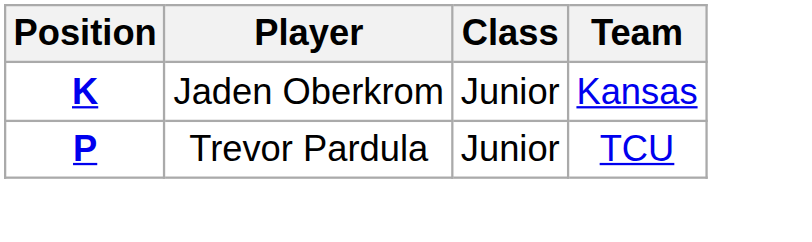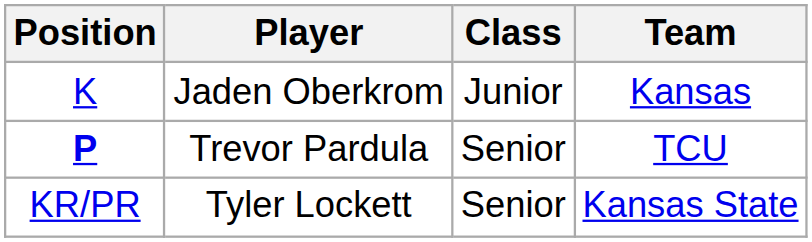(85, 90) bold -> (85, 90) normal
(510, 148) Junior -> (513, 148) Senior
+ row: (309, 206)
